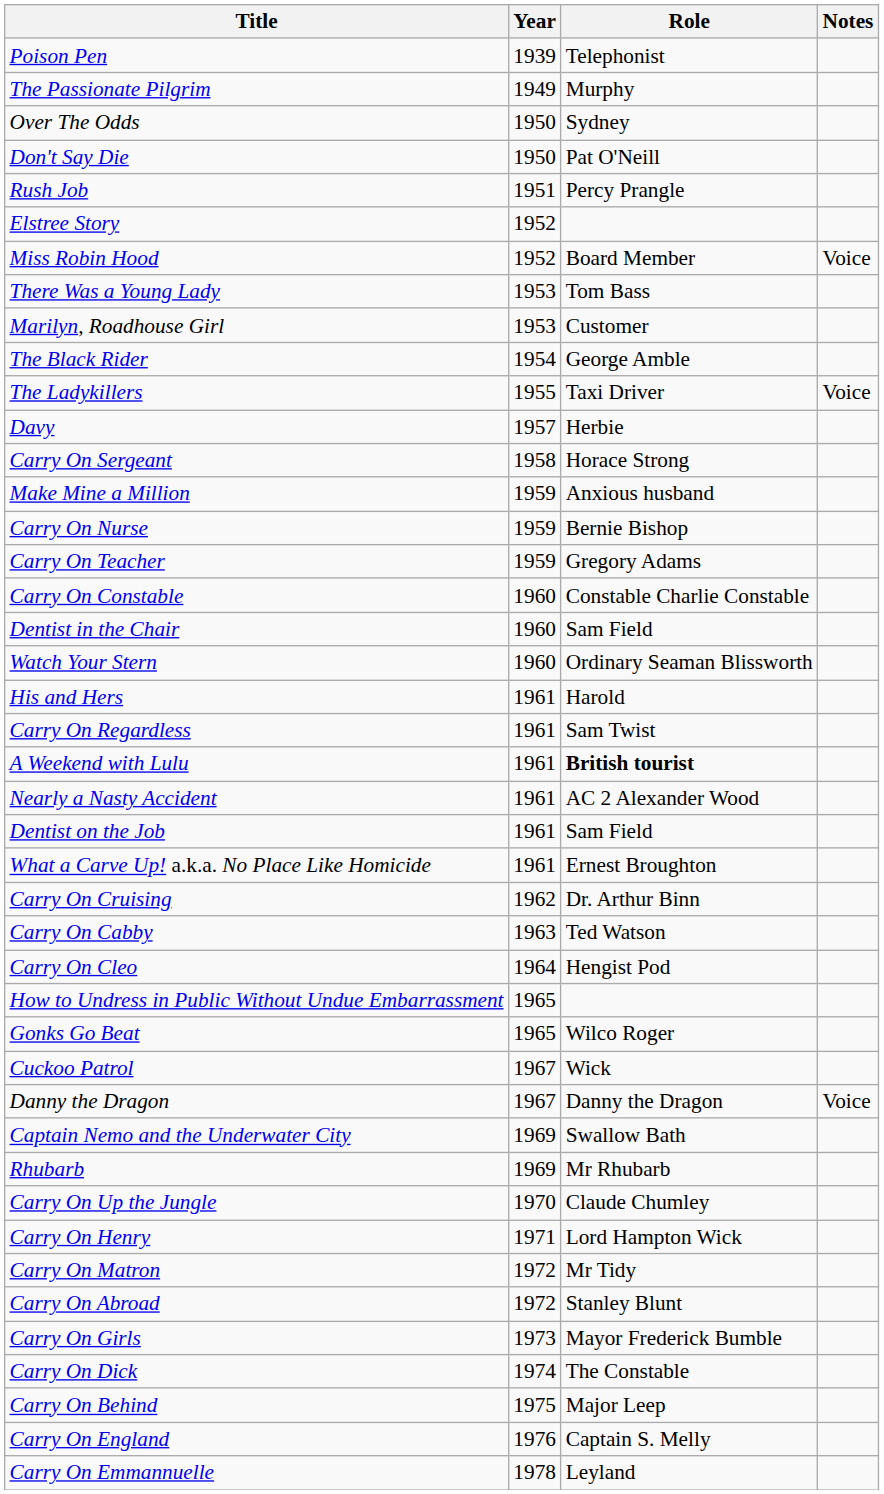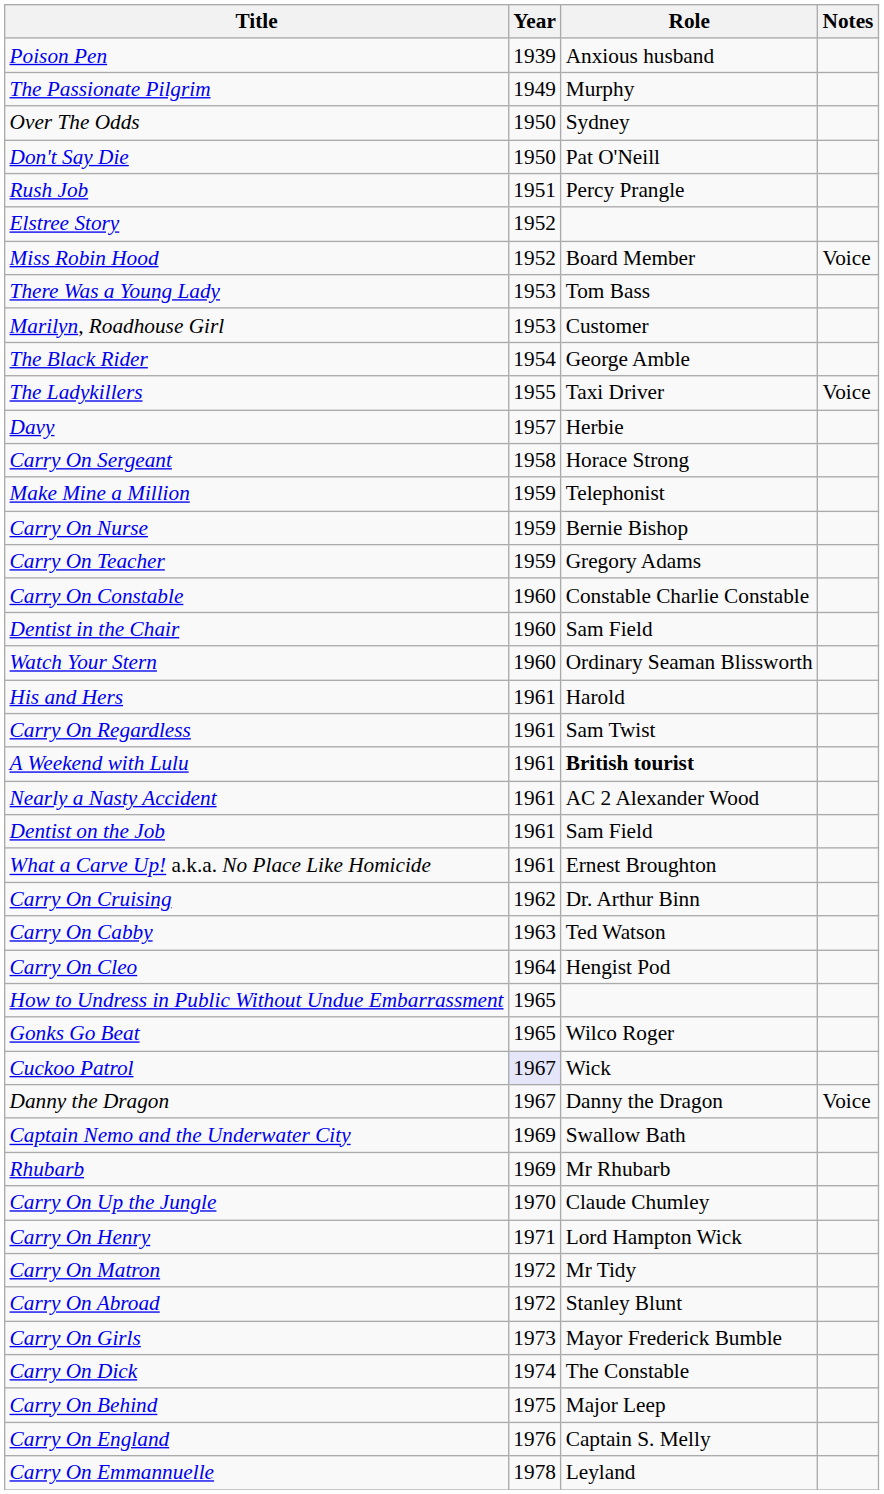(615, 55) Telephonist -> (640, 55) Anxious husband
(640, 493) Anxious husband -> (615, 493) Telephonist
(535, 1067) no background -> (535, 1067) lavender background
